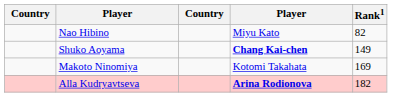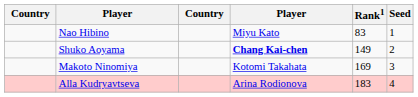+ column: (400, 14)
(360, 32) 82 -> (360, 32) 83
(272, 83) bold -> (270, 83) normal
(363, 83) 182 -> (363, 83) 183
